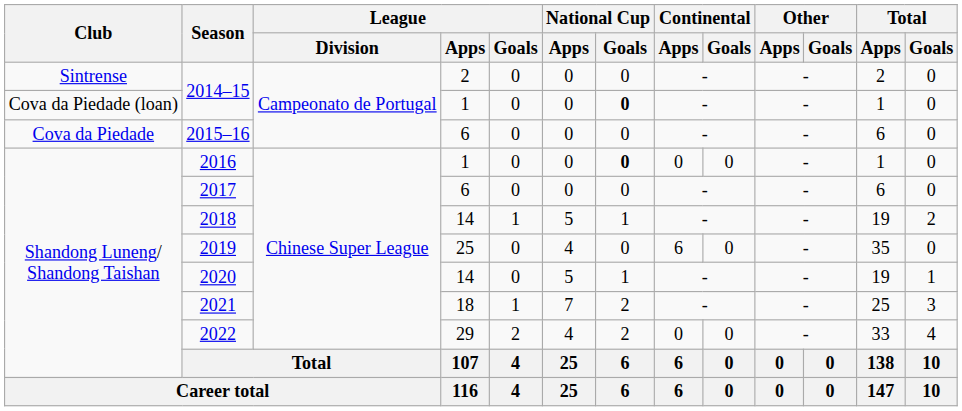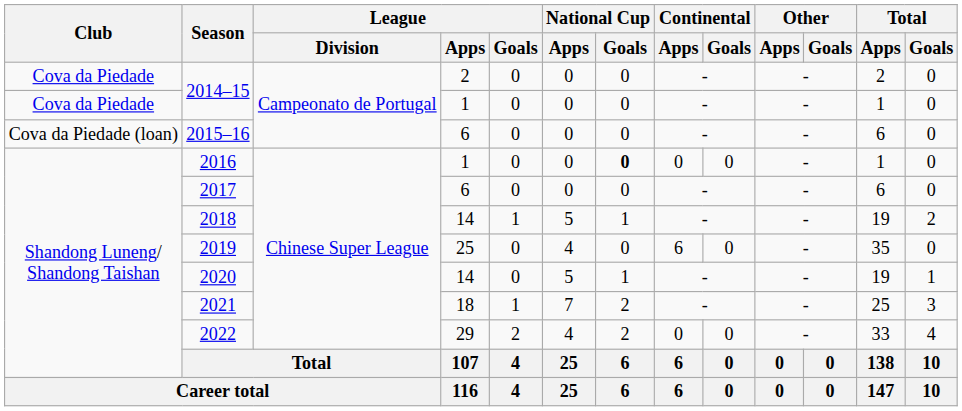(93, 76) Sintrense -> (93, 76) Cova da Piedade
(93, 104) Cova da Piedade (loan) -> (93, 104) Cova da Piedade
(625, 104) bold -> (625, 104) normal
(93, 133) Cova da Piedade -> (93, 133) Cova da Piedade (loan)
